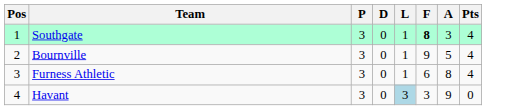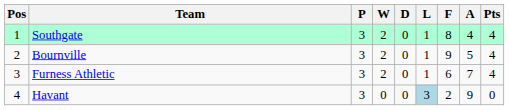+ column: (383, 14)
(427, 34) bold -> (448, 34) normal
(448, 34) 3 -> (470, 34) 4
(448, 74) 8 -> (470, 74) 7
(427, 94) 3 -> (448, 94) 2
